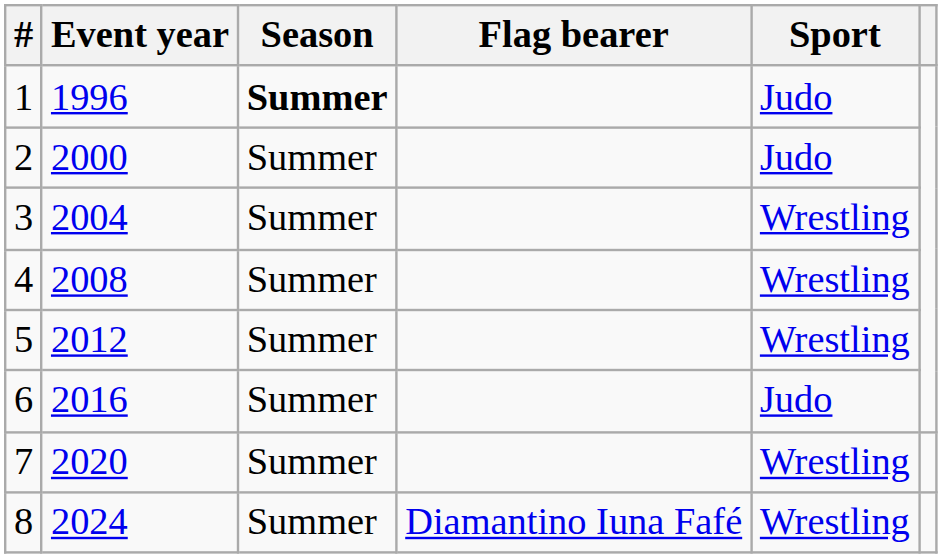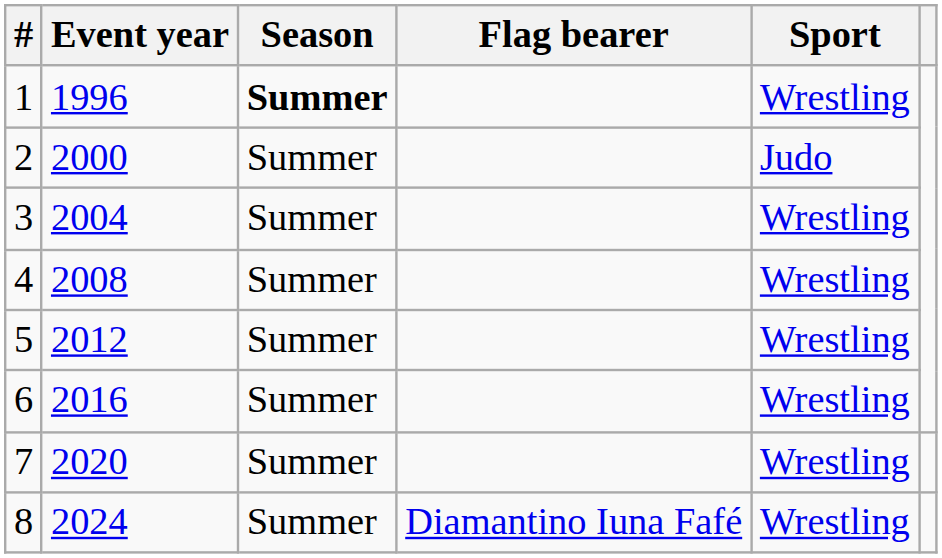(796, 95) Judo -> (835, 95) Wrestling
(796, 400) Judo -> (835, 400) Wrestling
